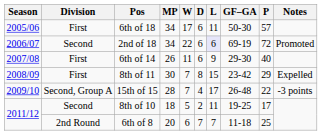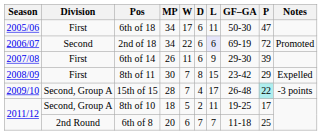(266, 28) 57 -> (266, 28) 47
(266, 59) 40 -> (266, 59) 39
(266, 91) no background -> (266, 91) paleturquoise background
(78, 106) Second -> (78, 106) Second, Group A
